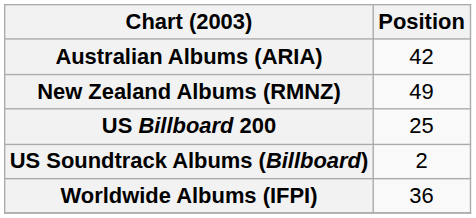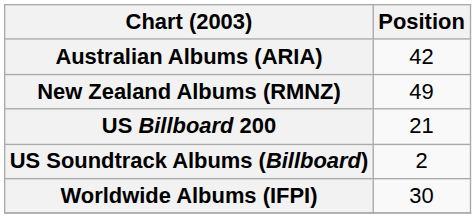(422, 126) 25 -> (422, 126) 21
(422, 195) 36 -> (422, 195) 30
